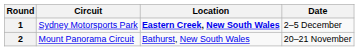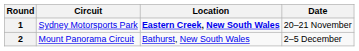(313, 25) 2–5 December -> (318, 25) 20–21 November
(318, 39) 20–21 November -> (313, 39) 2–5 December
